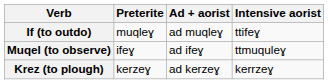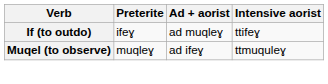(135, 32) muqleɣ -> (125, 32) ifeɣ
(125, 50) ifeɣ -> (135, 50) muqleɣ
- row: (59, 69)
